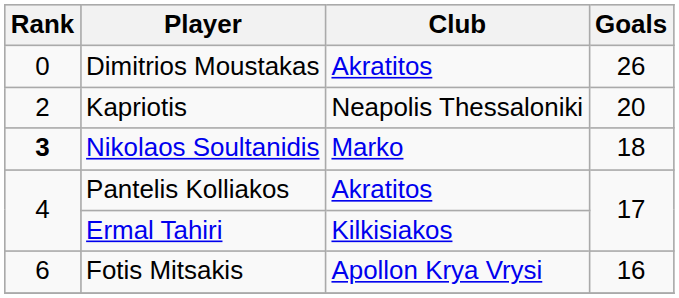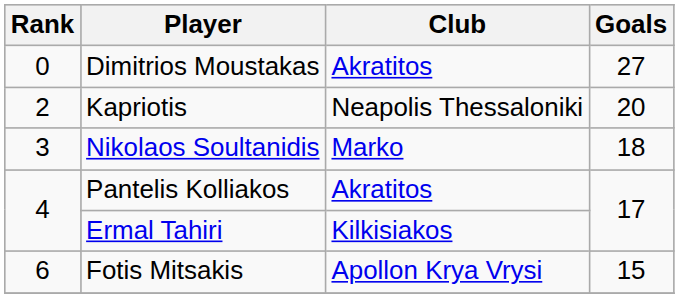(631, 66) 26 -> (631, 66) 27
(42, 148) bold -> (42, 148) normal
(631, 271) 16 -> (631, 271) 15
